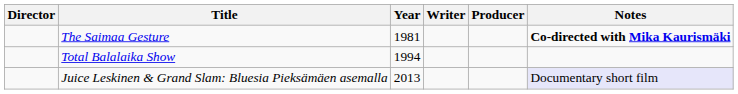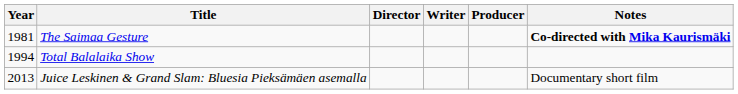columns swapped: (407, 15) <-> (31, 15)
(594, 78) lavender background -> (594, 78) no background
